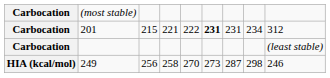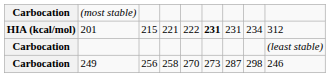(41, 30) Carbocation -> (41, 30) HIA (kcal/mol)
(41, 64) HIA (kcal/mol) -> (41, 64) Carbocation
